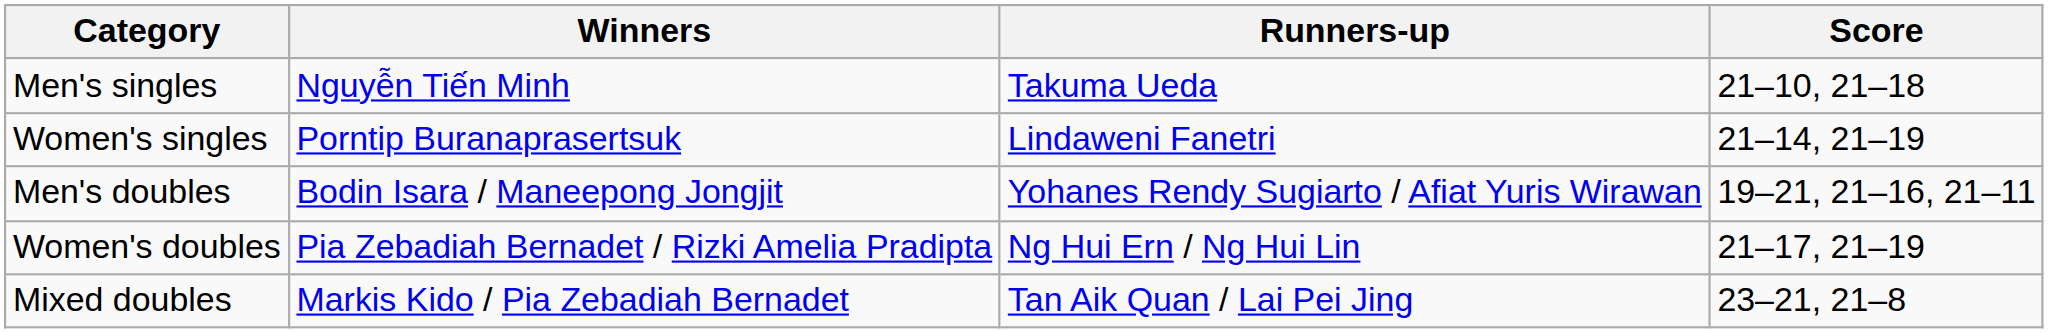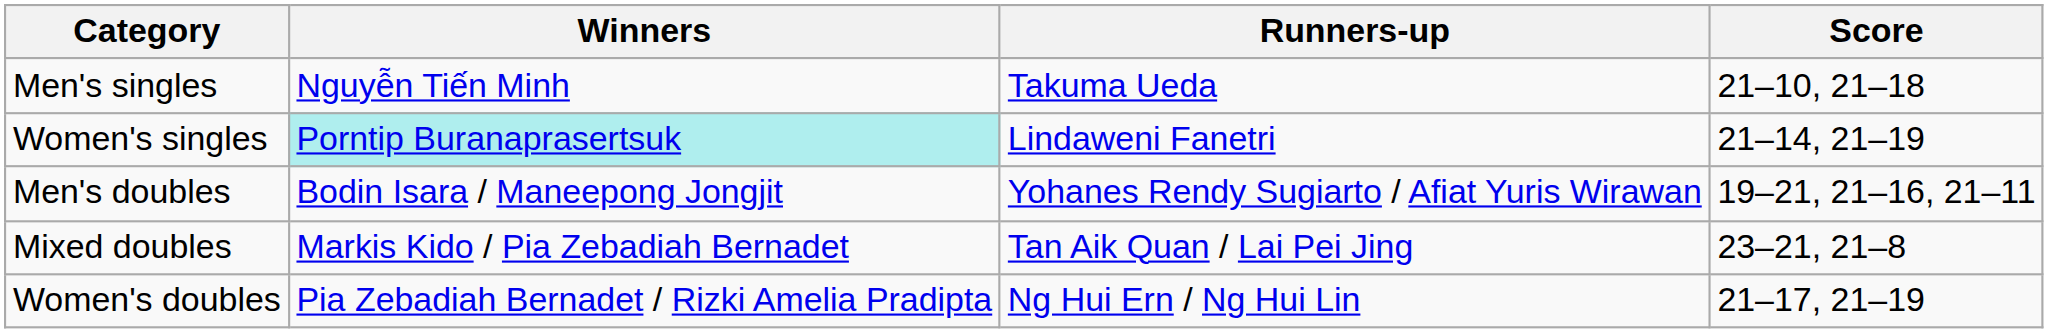(489, 138) no background -> (489, 138) paleturquoise background
rows swapped: (147, 246) <-> (122, 300)
